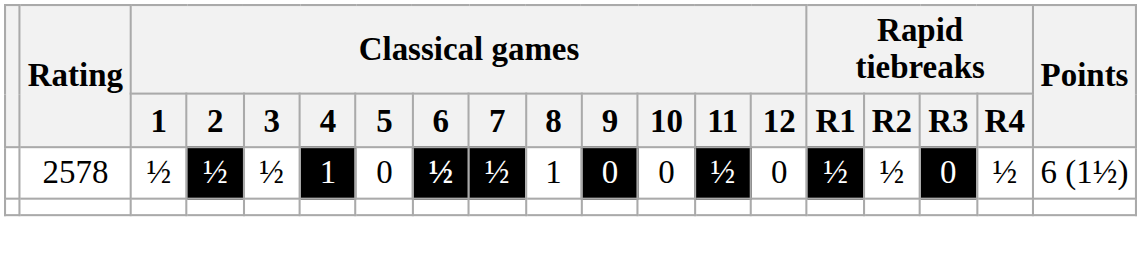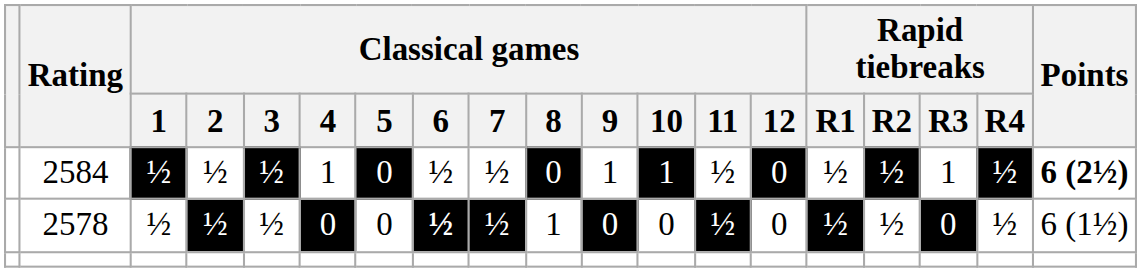+ row: (75, 172)
(328, 172) 1 -> (328, 224) 0
